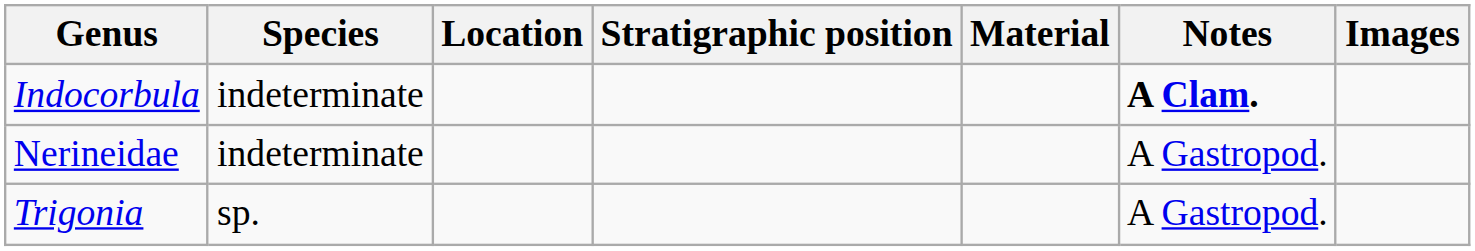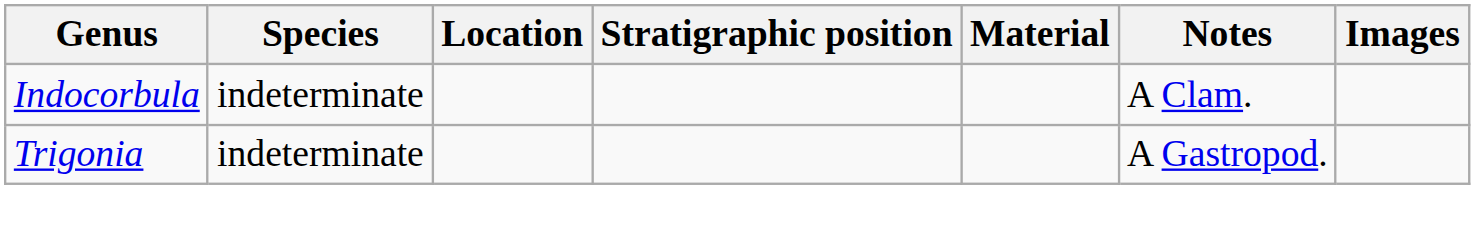(1193, 93) bold -> (1190, 93) normal
- row: (96, 153)
(239, 213) sp. -> (320, 153) indeterminate
